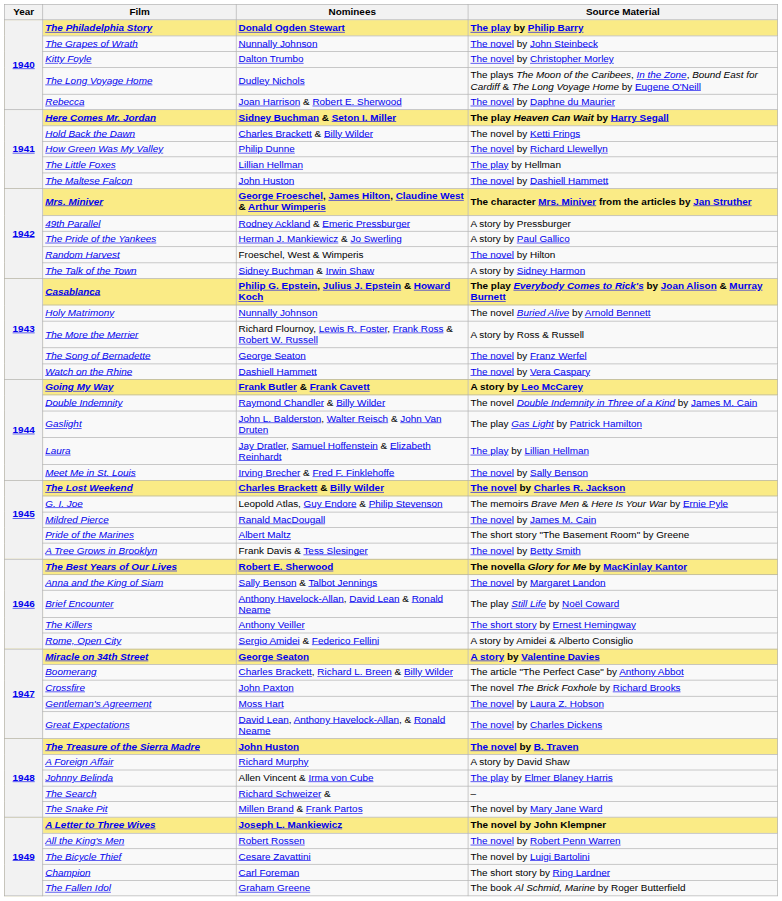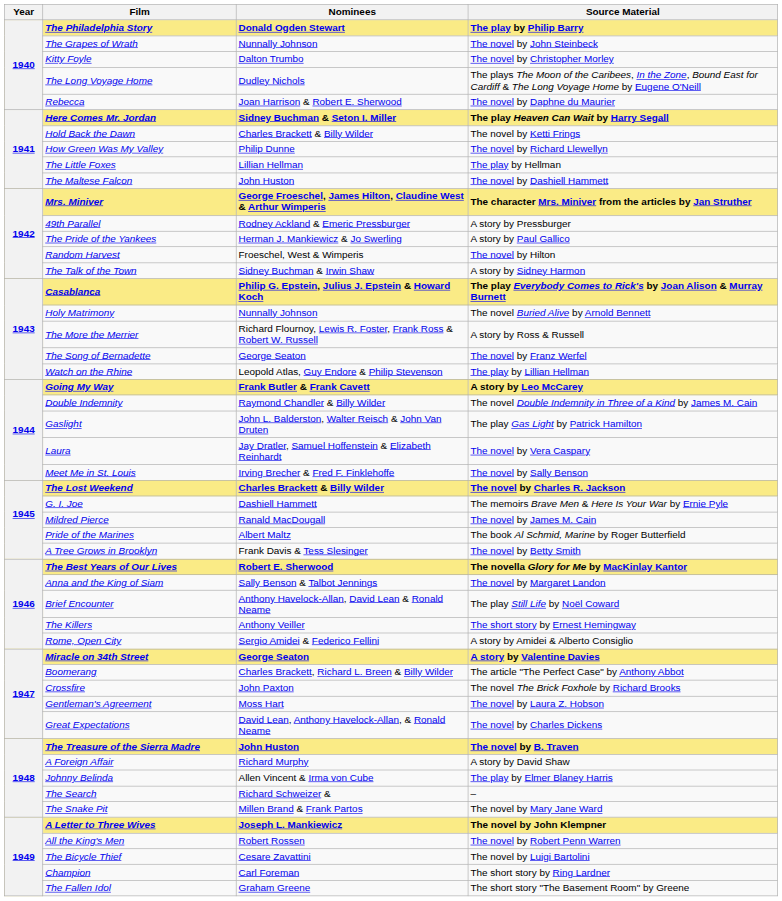(278, 371) Dashiell Hammett -> (341, 371) Leopold Atlas, Guy Endore & Philip Stevenson
(530, 371) The novel by Vera Caspary -> (530, 371) The play by Lillian Hellman
(530, 451) The play by Lillian Hellman -> (530, 451) The novel by Vera Caspary
(341, 504) Leopold Atlas, Guy Endore & Philip Stevenson -> (278, 504) Dashiell Hammett
(580, 535) The short story "The Basement Room" by Greene -> (578, 535) The book Al Schmid, Marine by Roger Butterfield
(578, 888) The book Al Schmid, Marine by Roger Butterfield -> (580, 888) The short story "The Basement Room" by Greene
